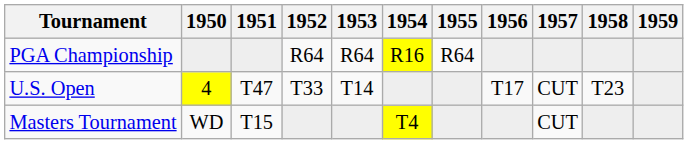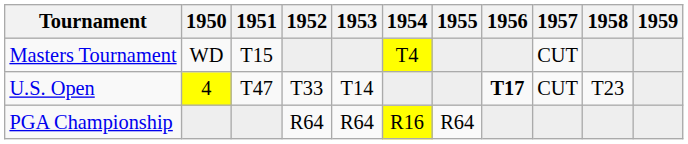rows swapped: (93, 122) <-> (91, 55)
(507, 88) normal -> (507, 88) bold
